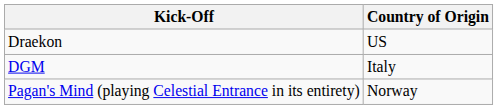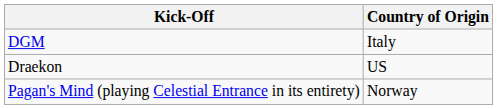rows swapped: (35, 41) <-> (26, 66)
